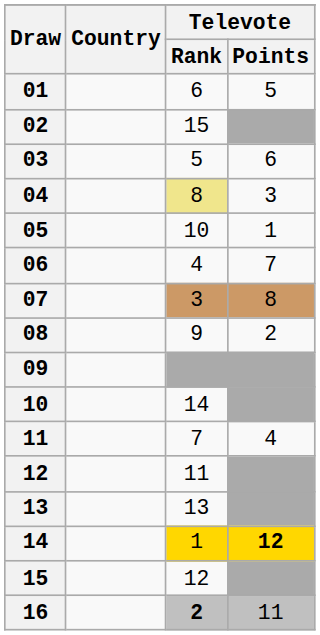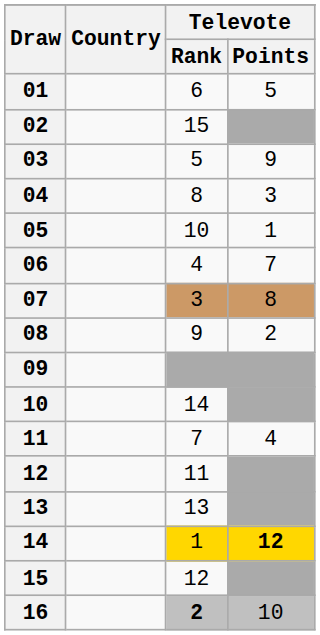(271, 161) 6 -> (271, 161) 9
(197, 196) khaki background -> (197, 196) no background
(271, 613) 11 -> (271, 613) 10
